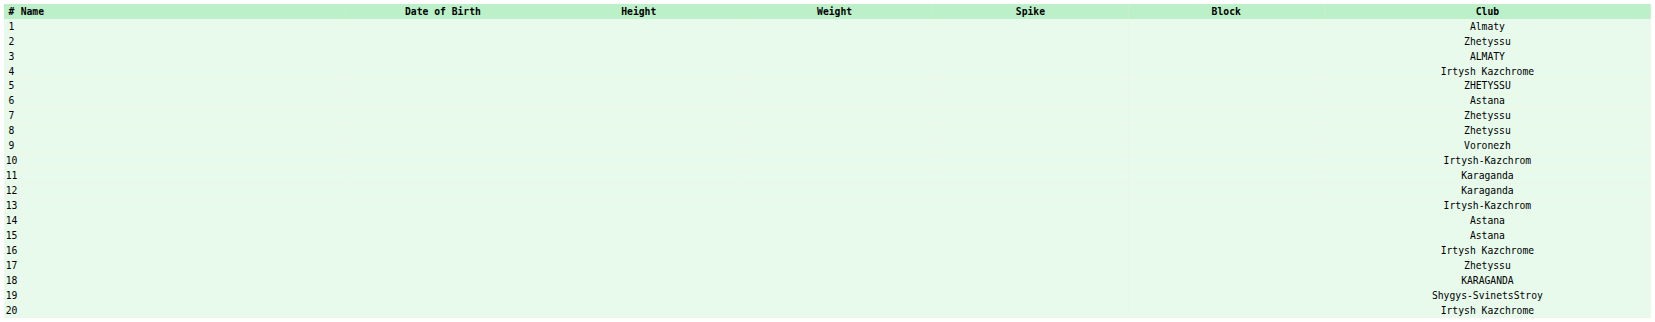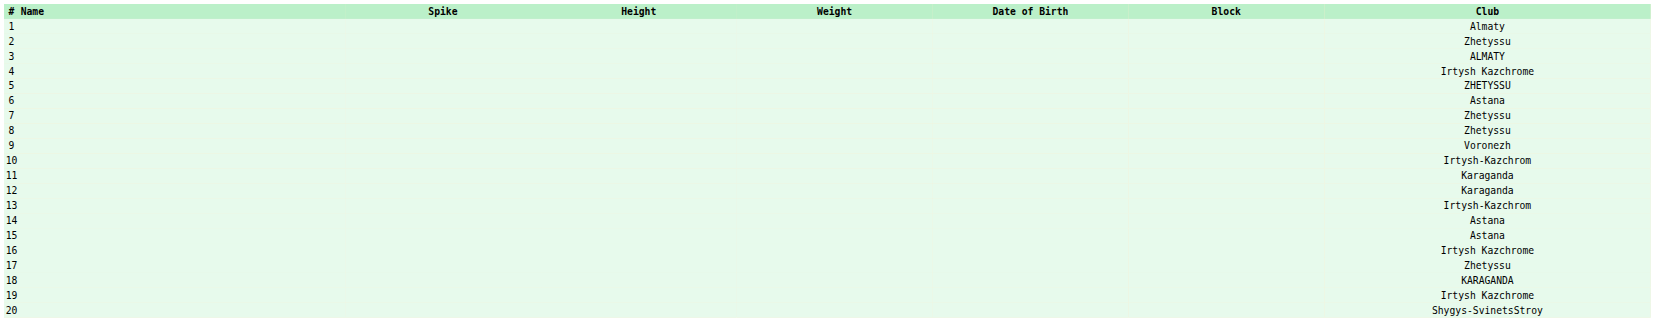columns swapped: (443, 11) <-> (1030, 11)
(1487, 295) Shygys-SvinetsStroy -> (1487, 295) Irtysh Kazchrome
(1487, 310) Irtysh Kazchrome -> (1487, 310) Shygys-SvinetsStroy
